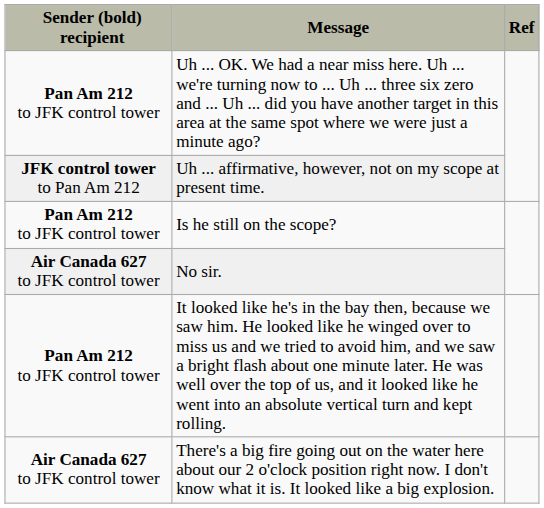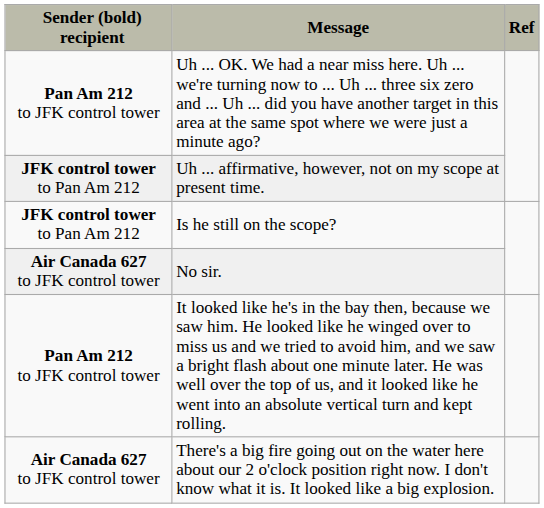(89, 224) Pan Am 212 to JFK control tower -> (89, 224) JFK control tower to Pan Am 212
